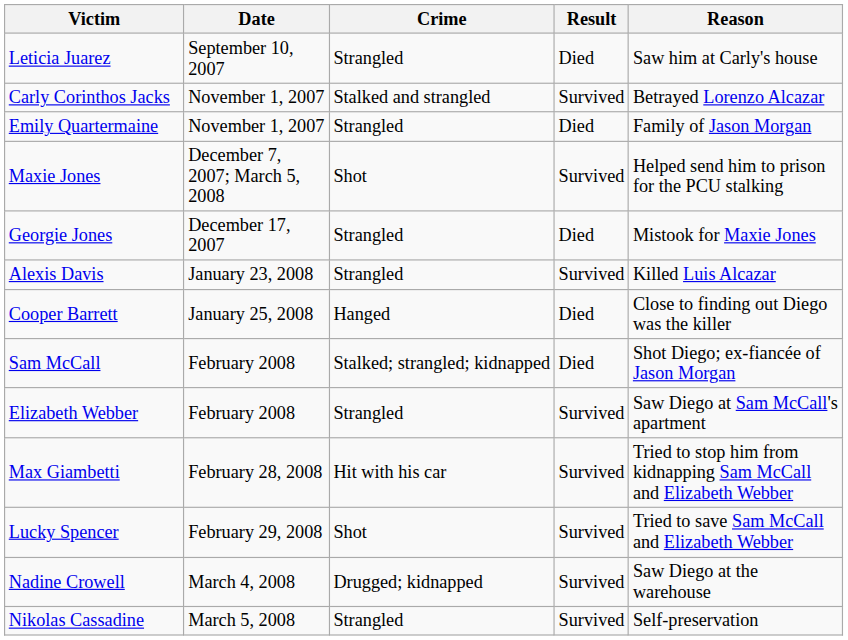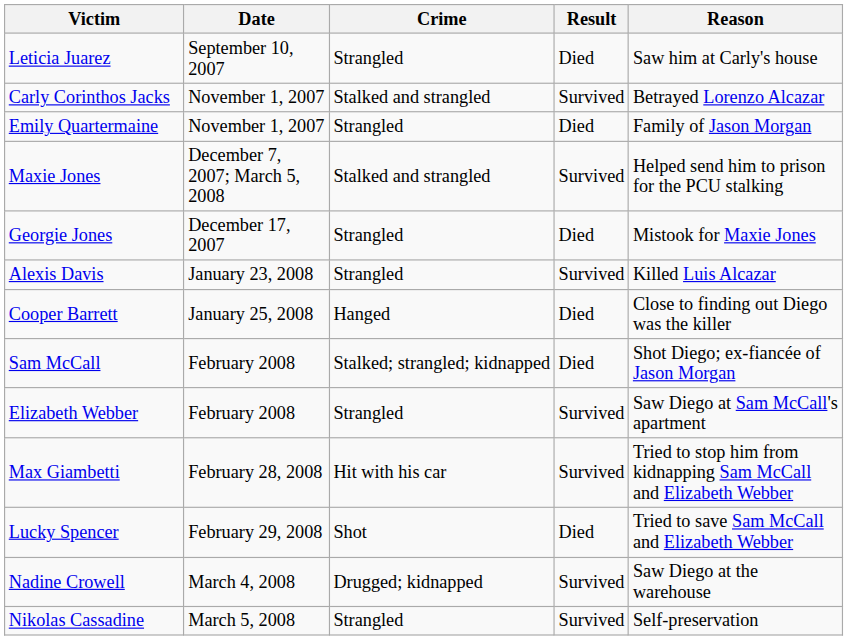(350, 175) Shot -> (412, 175) Stalked and strangled
(592, 532) Survived -> (576, 532) Died
